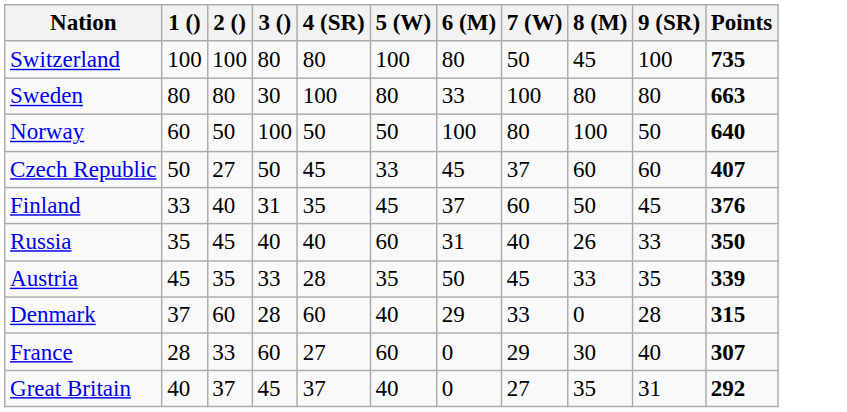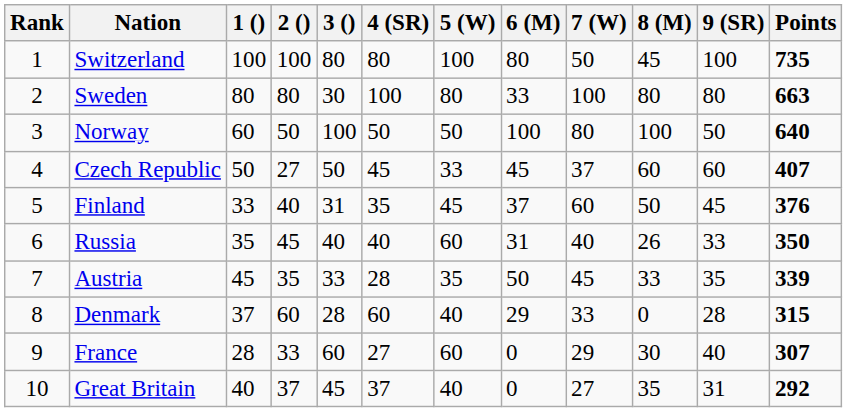+ column: (37, 22)
